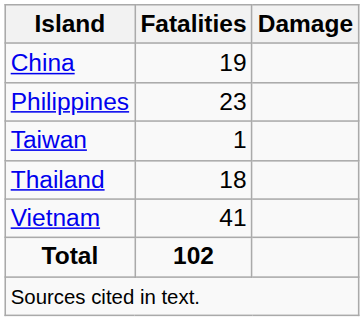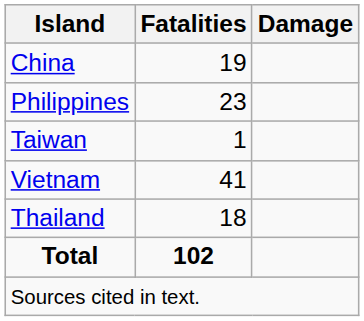rows swapped: (58, 179) <-> (55, 218)
